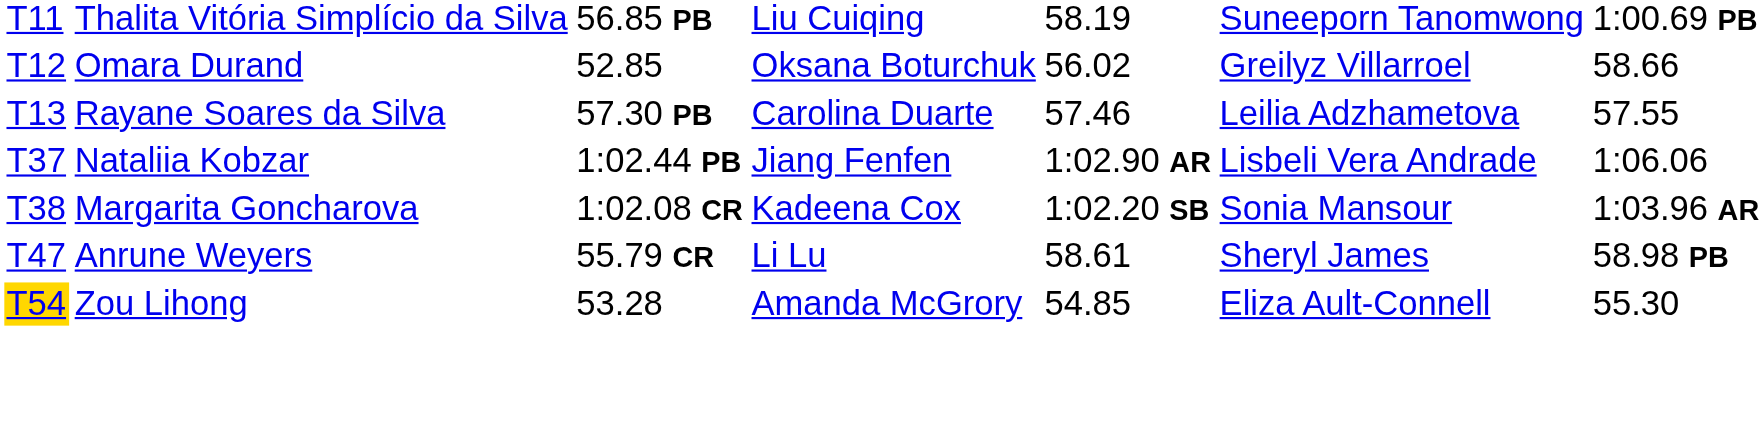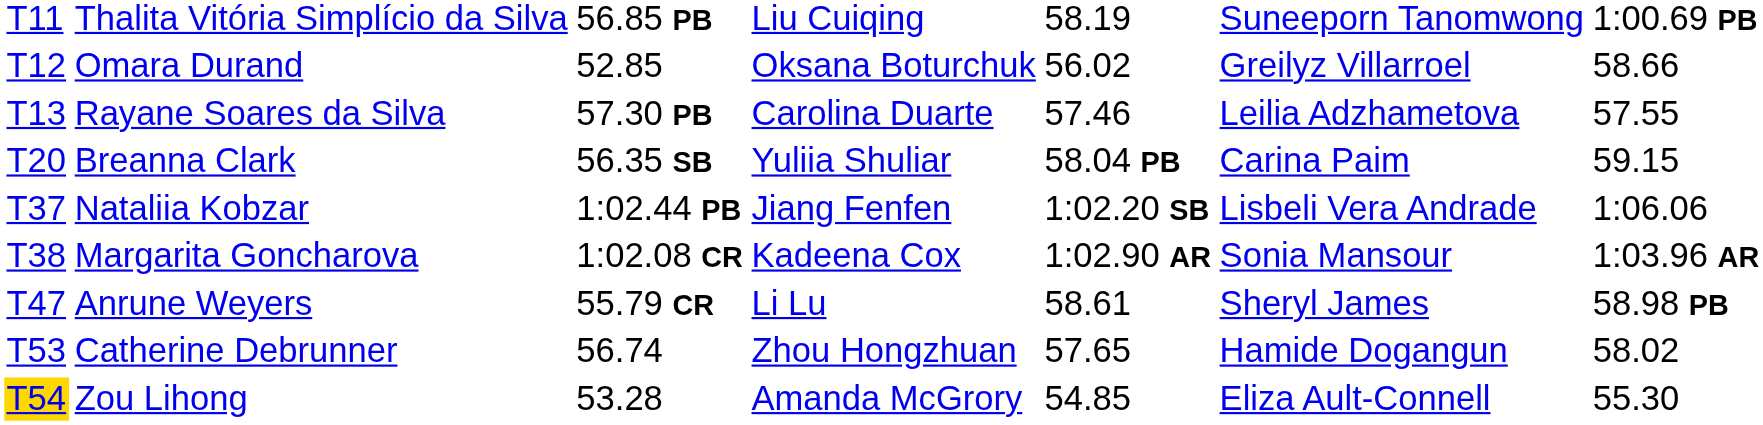+ row: (185, 160)
(1128, 160) 1:02.90 AR -> (1127, 208) 1:02.20 SB
(1127, 208) 1:02.20 SB -> (1128, 255) 1:02.90 AR
+ row: (236, 350)
